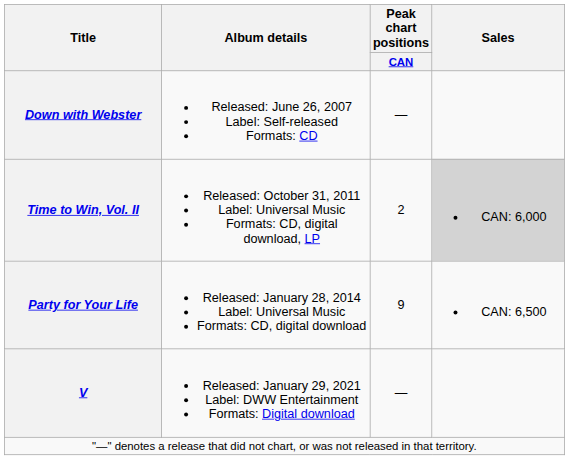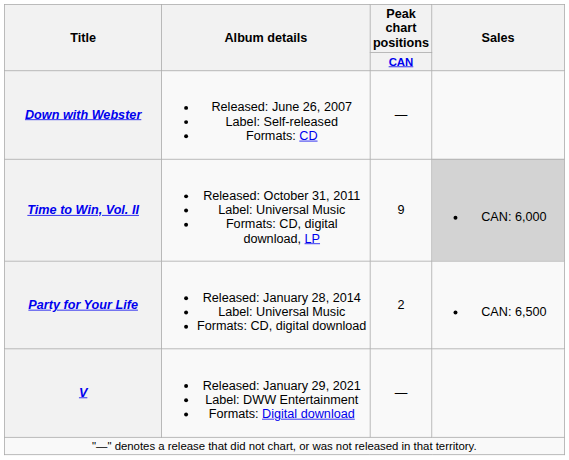(401, 210) 2 -> (401, 210) 9
(401, 305) 9 -> (401, 305) 2
